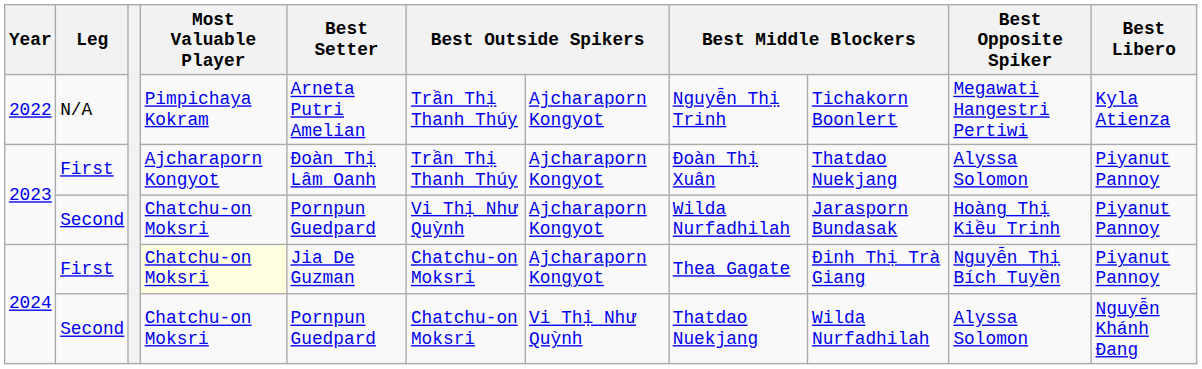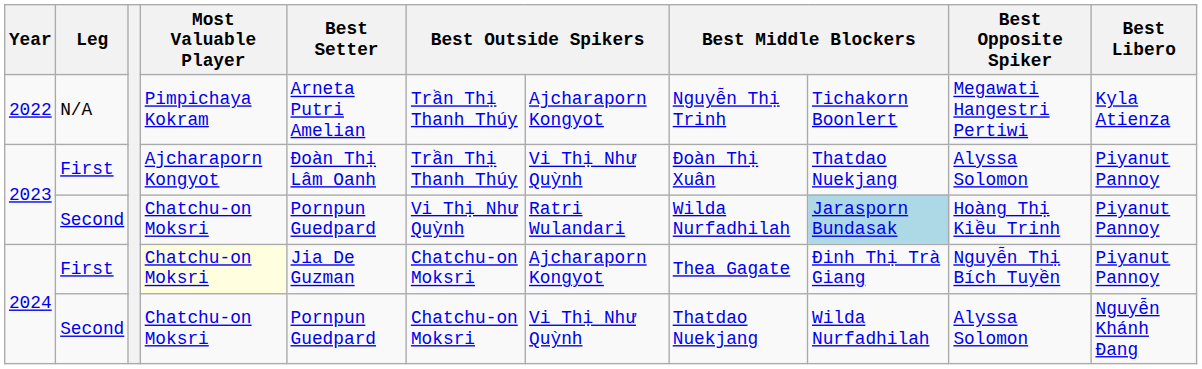(588, 170) Ajcharaporn Kongyot -> (583, 170) Vi Thị Như Quỳnh
(588, 219) Ajcharaporn Kongyot -> (577, 219) Ratri Wulandari
(860, 219) no background -> (860, 219) lightblue background
